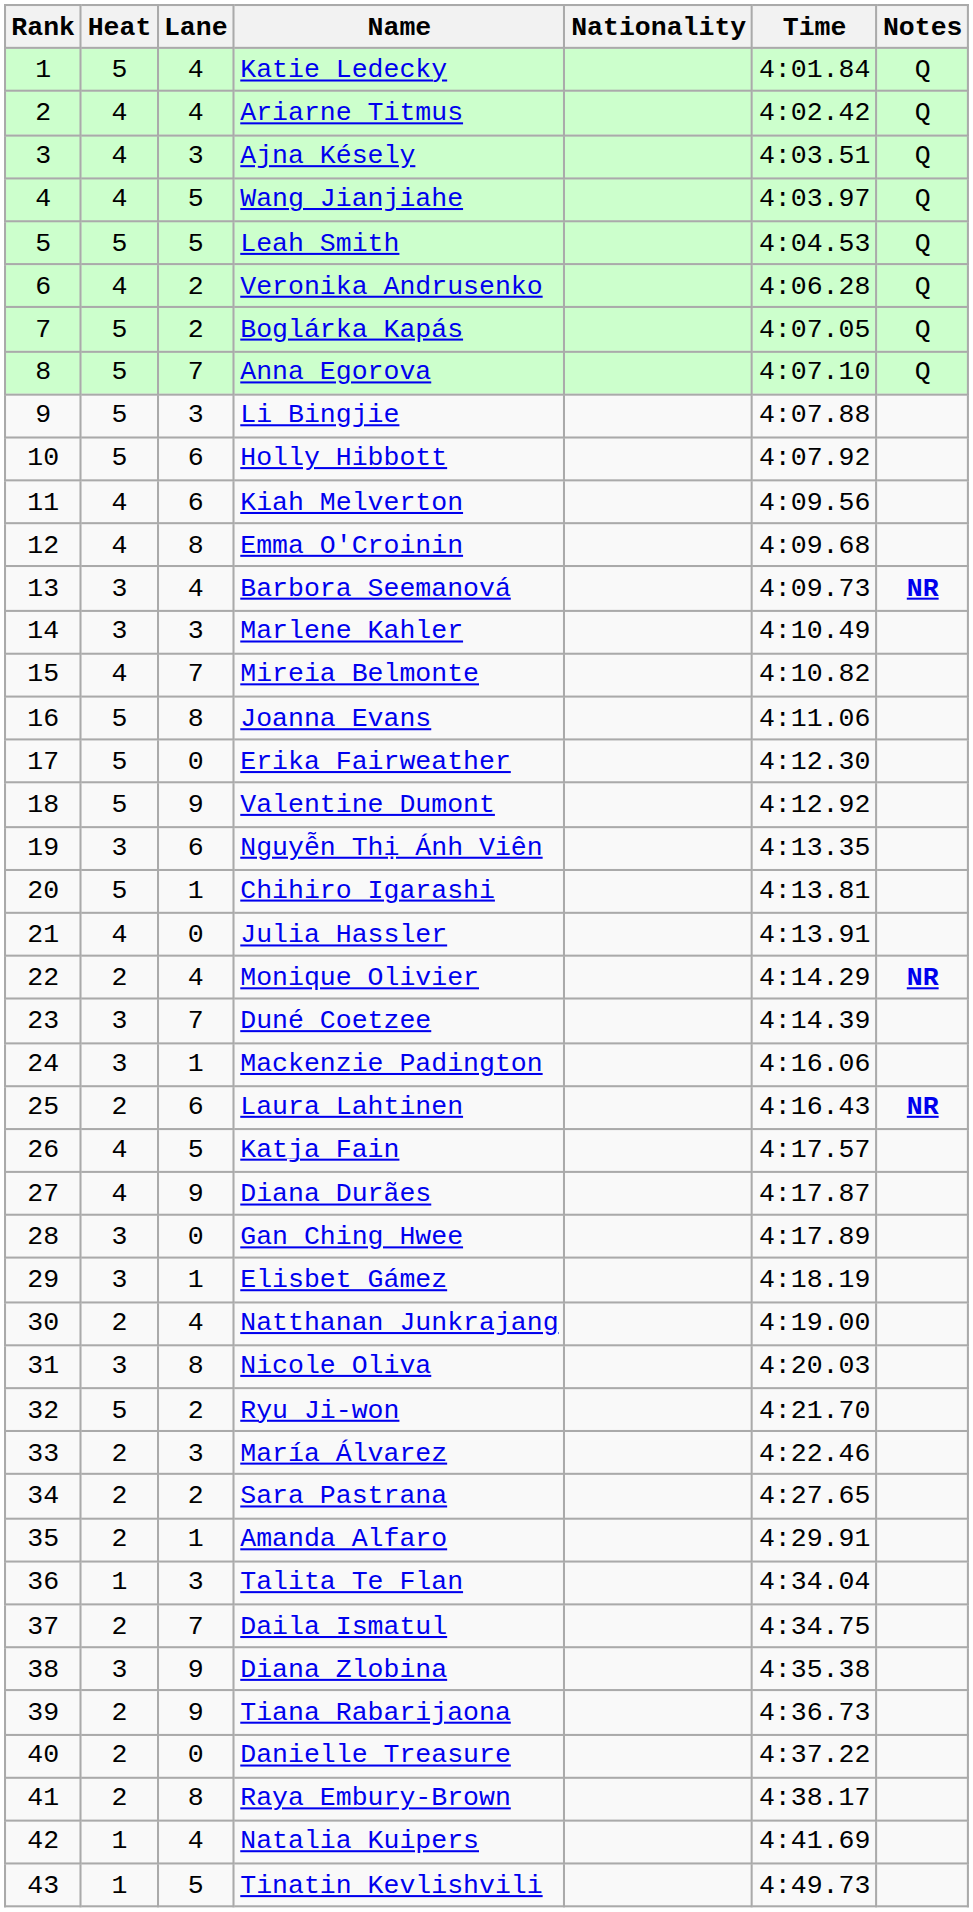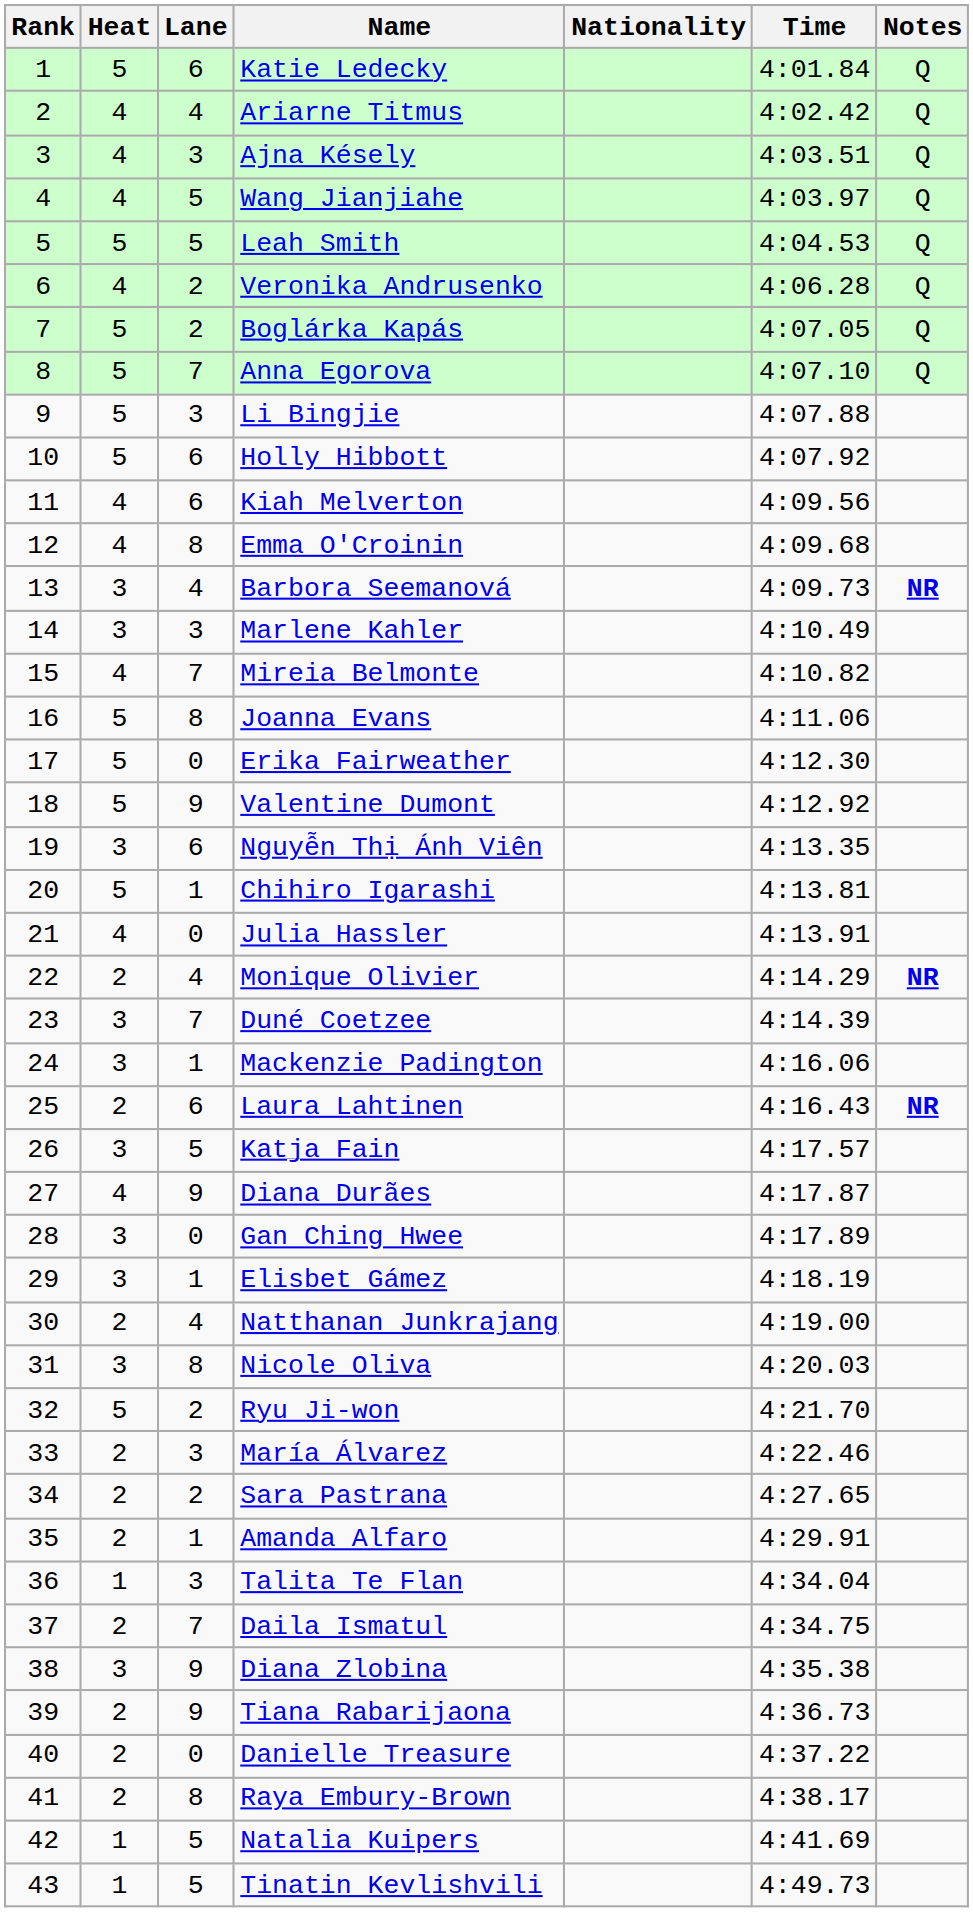(196, 70) 4 -> (196, 70) 6
(119, 1150) 4 -> (119, 1150) 3
(196, 1842) 4 -> (196, 1842) 5
